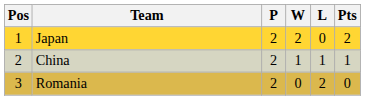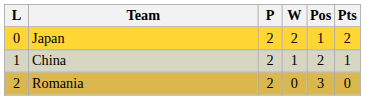columns swapped: (18, 15) <-> (322, 15)
